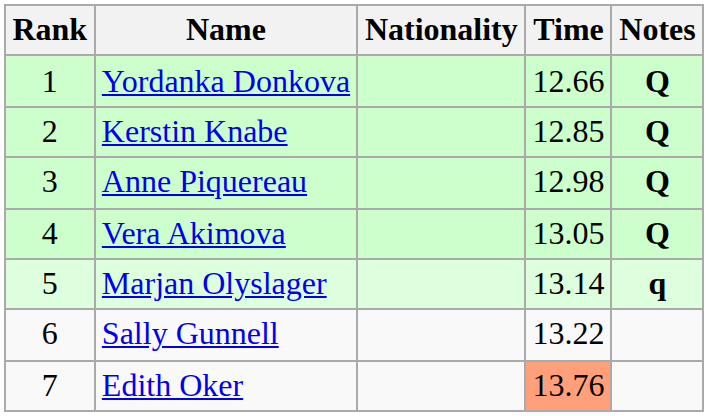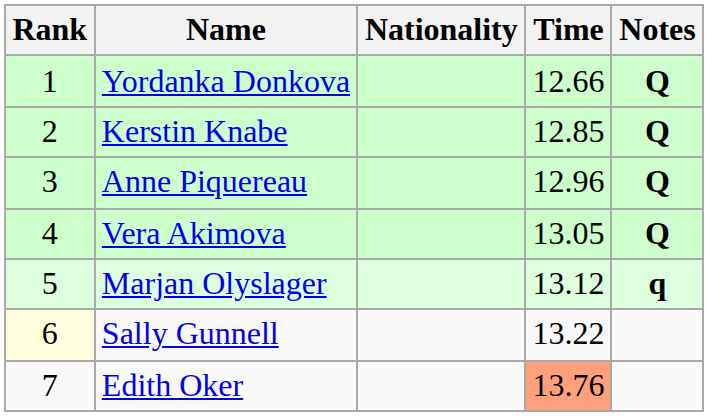(569, 182) 12.98 -> (569, 182) 12.96
(569, 283) 13.14 -> (569, 283) 13.12
(50, 334) no background -> (50, 334) lightyellow background
